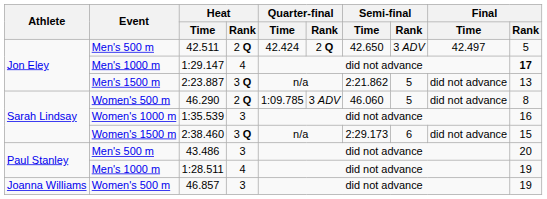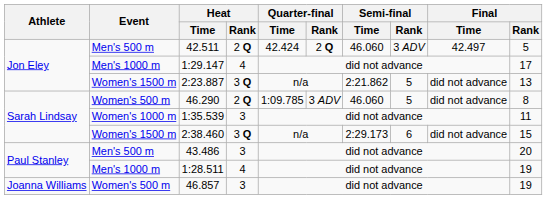(367, 48) 42.650 -> (367, 48) 46.060
(526, 65) bold -> (526, 65) normal
(126, 83) Men's 1500 m -> (134, 83) Women's 1500 m
(526, 117) 16 -> (526, 117) 11
